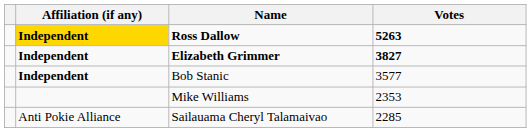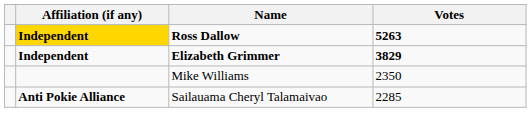(389, 55) 3827 -> (389, 55) 3829
- row: (200, 76)
(389, 96) 2353 -> (389, 76) 2350
(69, 117) normal -> (72, 96) bold
